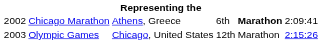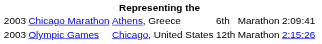(15, 21) 2002 -> (15, 21) 2003
(260, 21) bold -> (259, 21) normal
